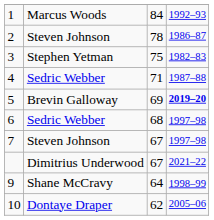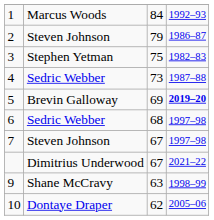(157, 36) 78 -> (157, 36) 79
(157, 78) 71 -> (157, 78) 73
(157, 183) 64 -> (157, 183) 63
